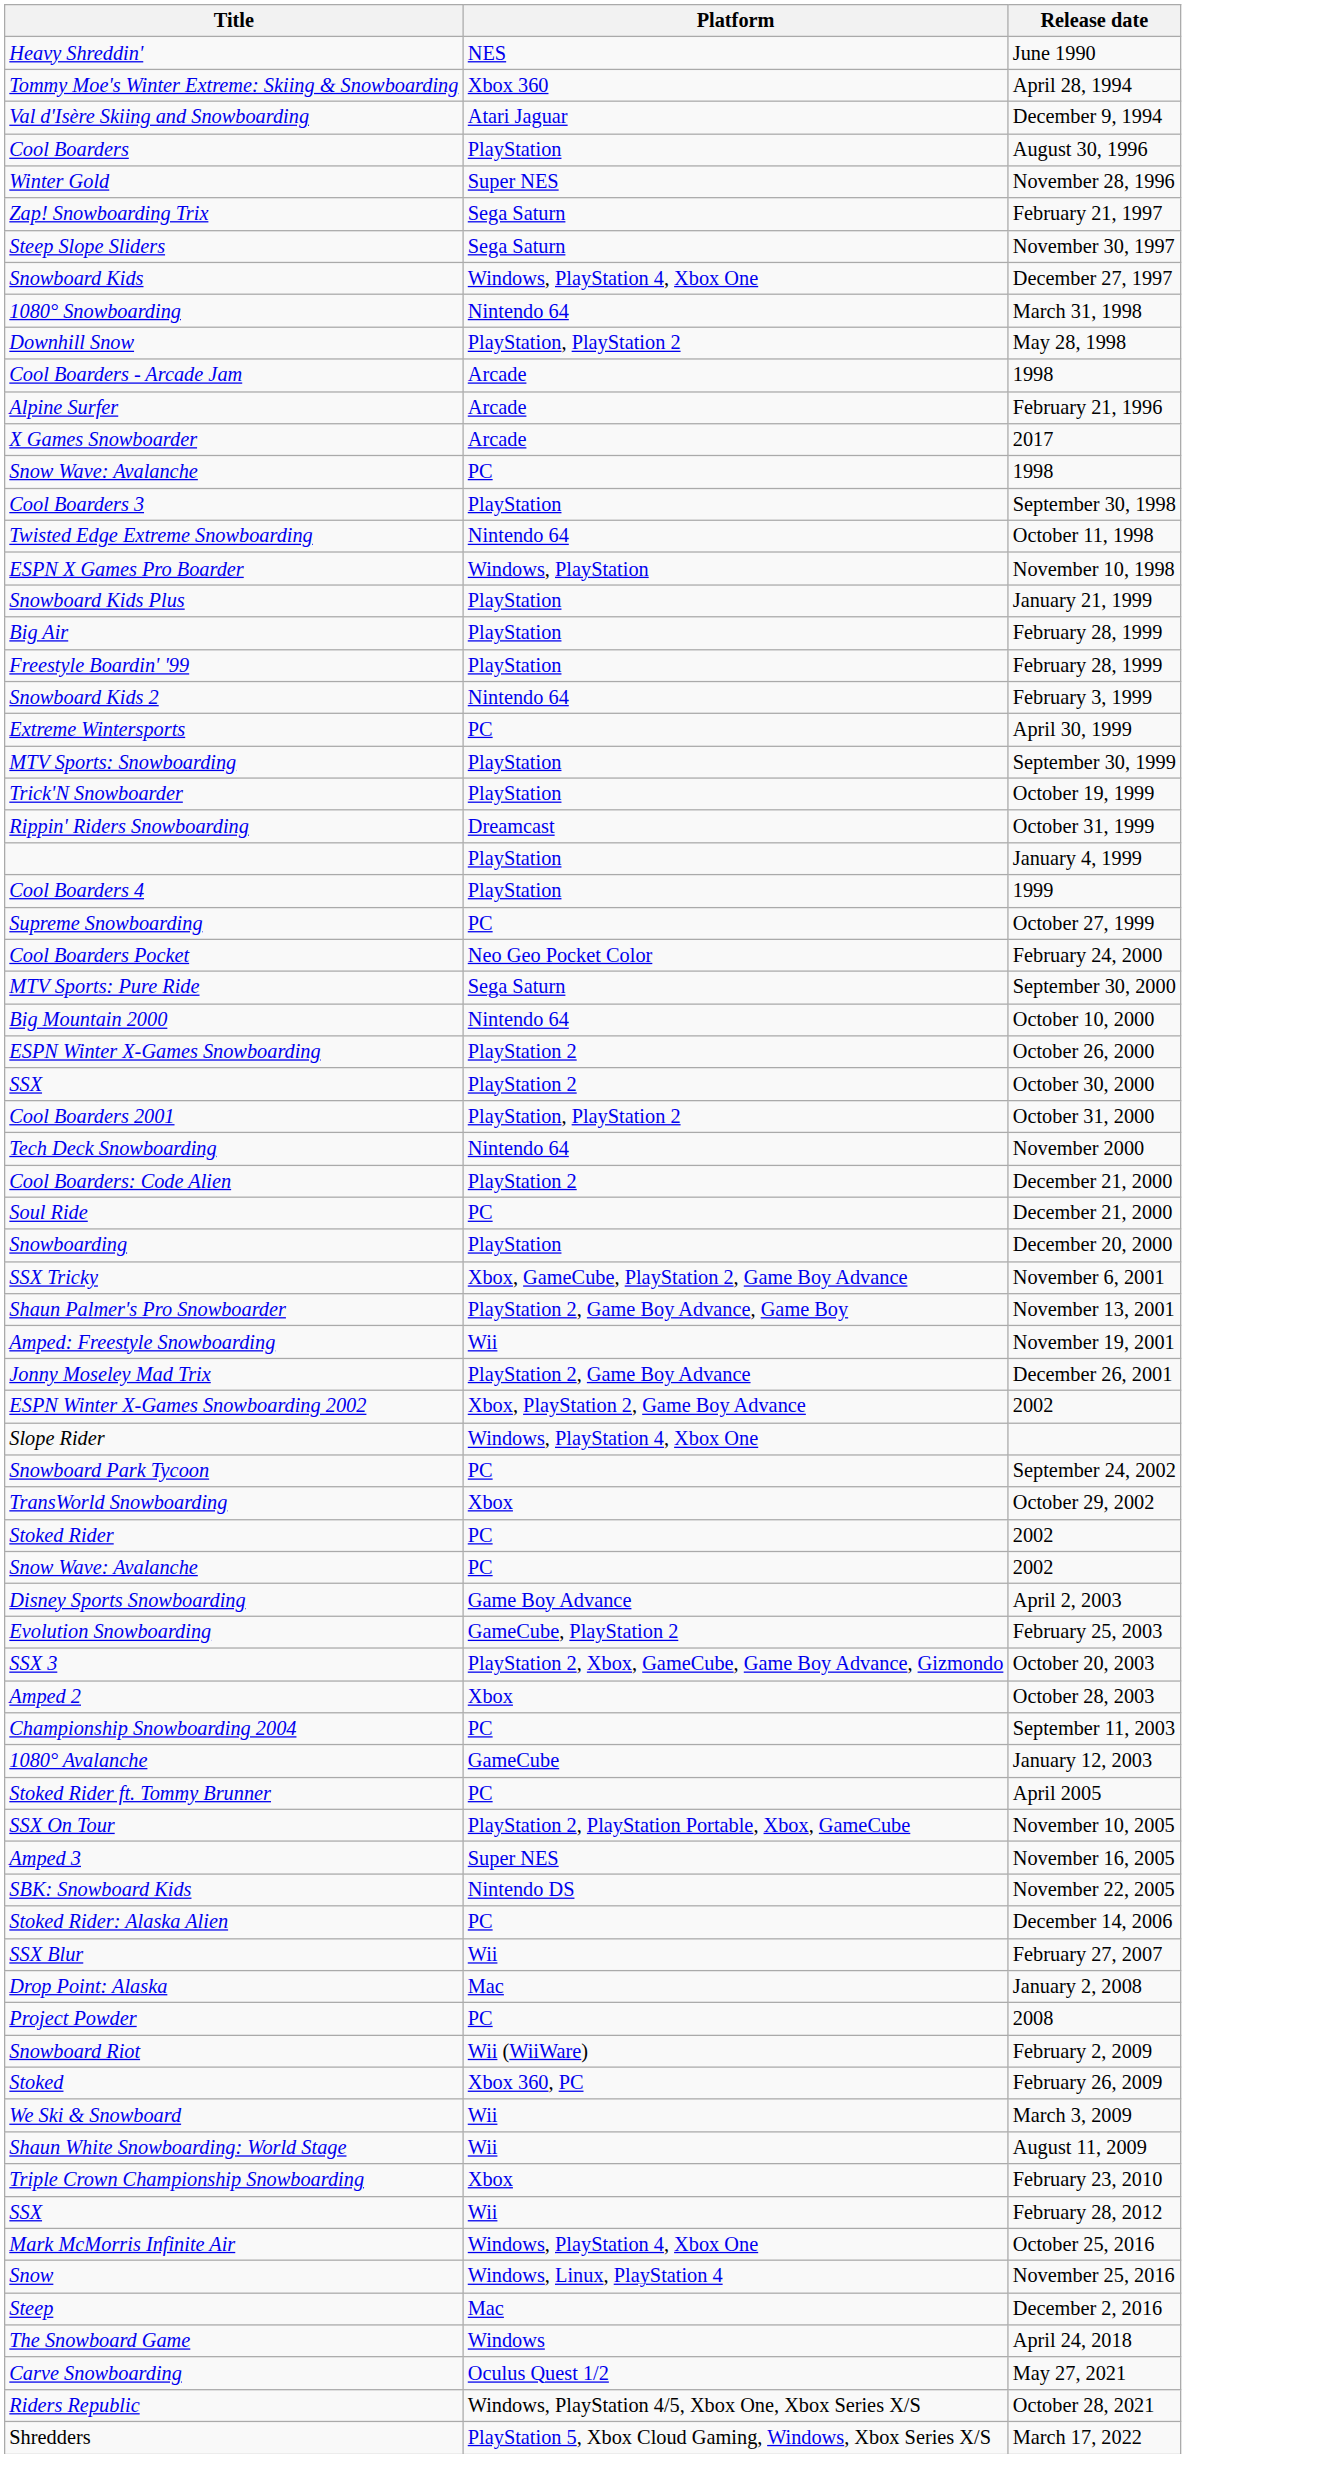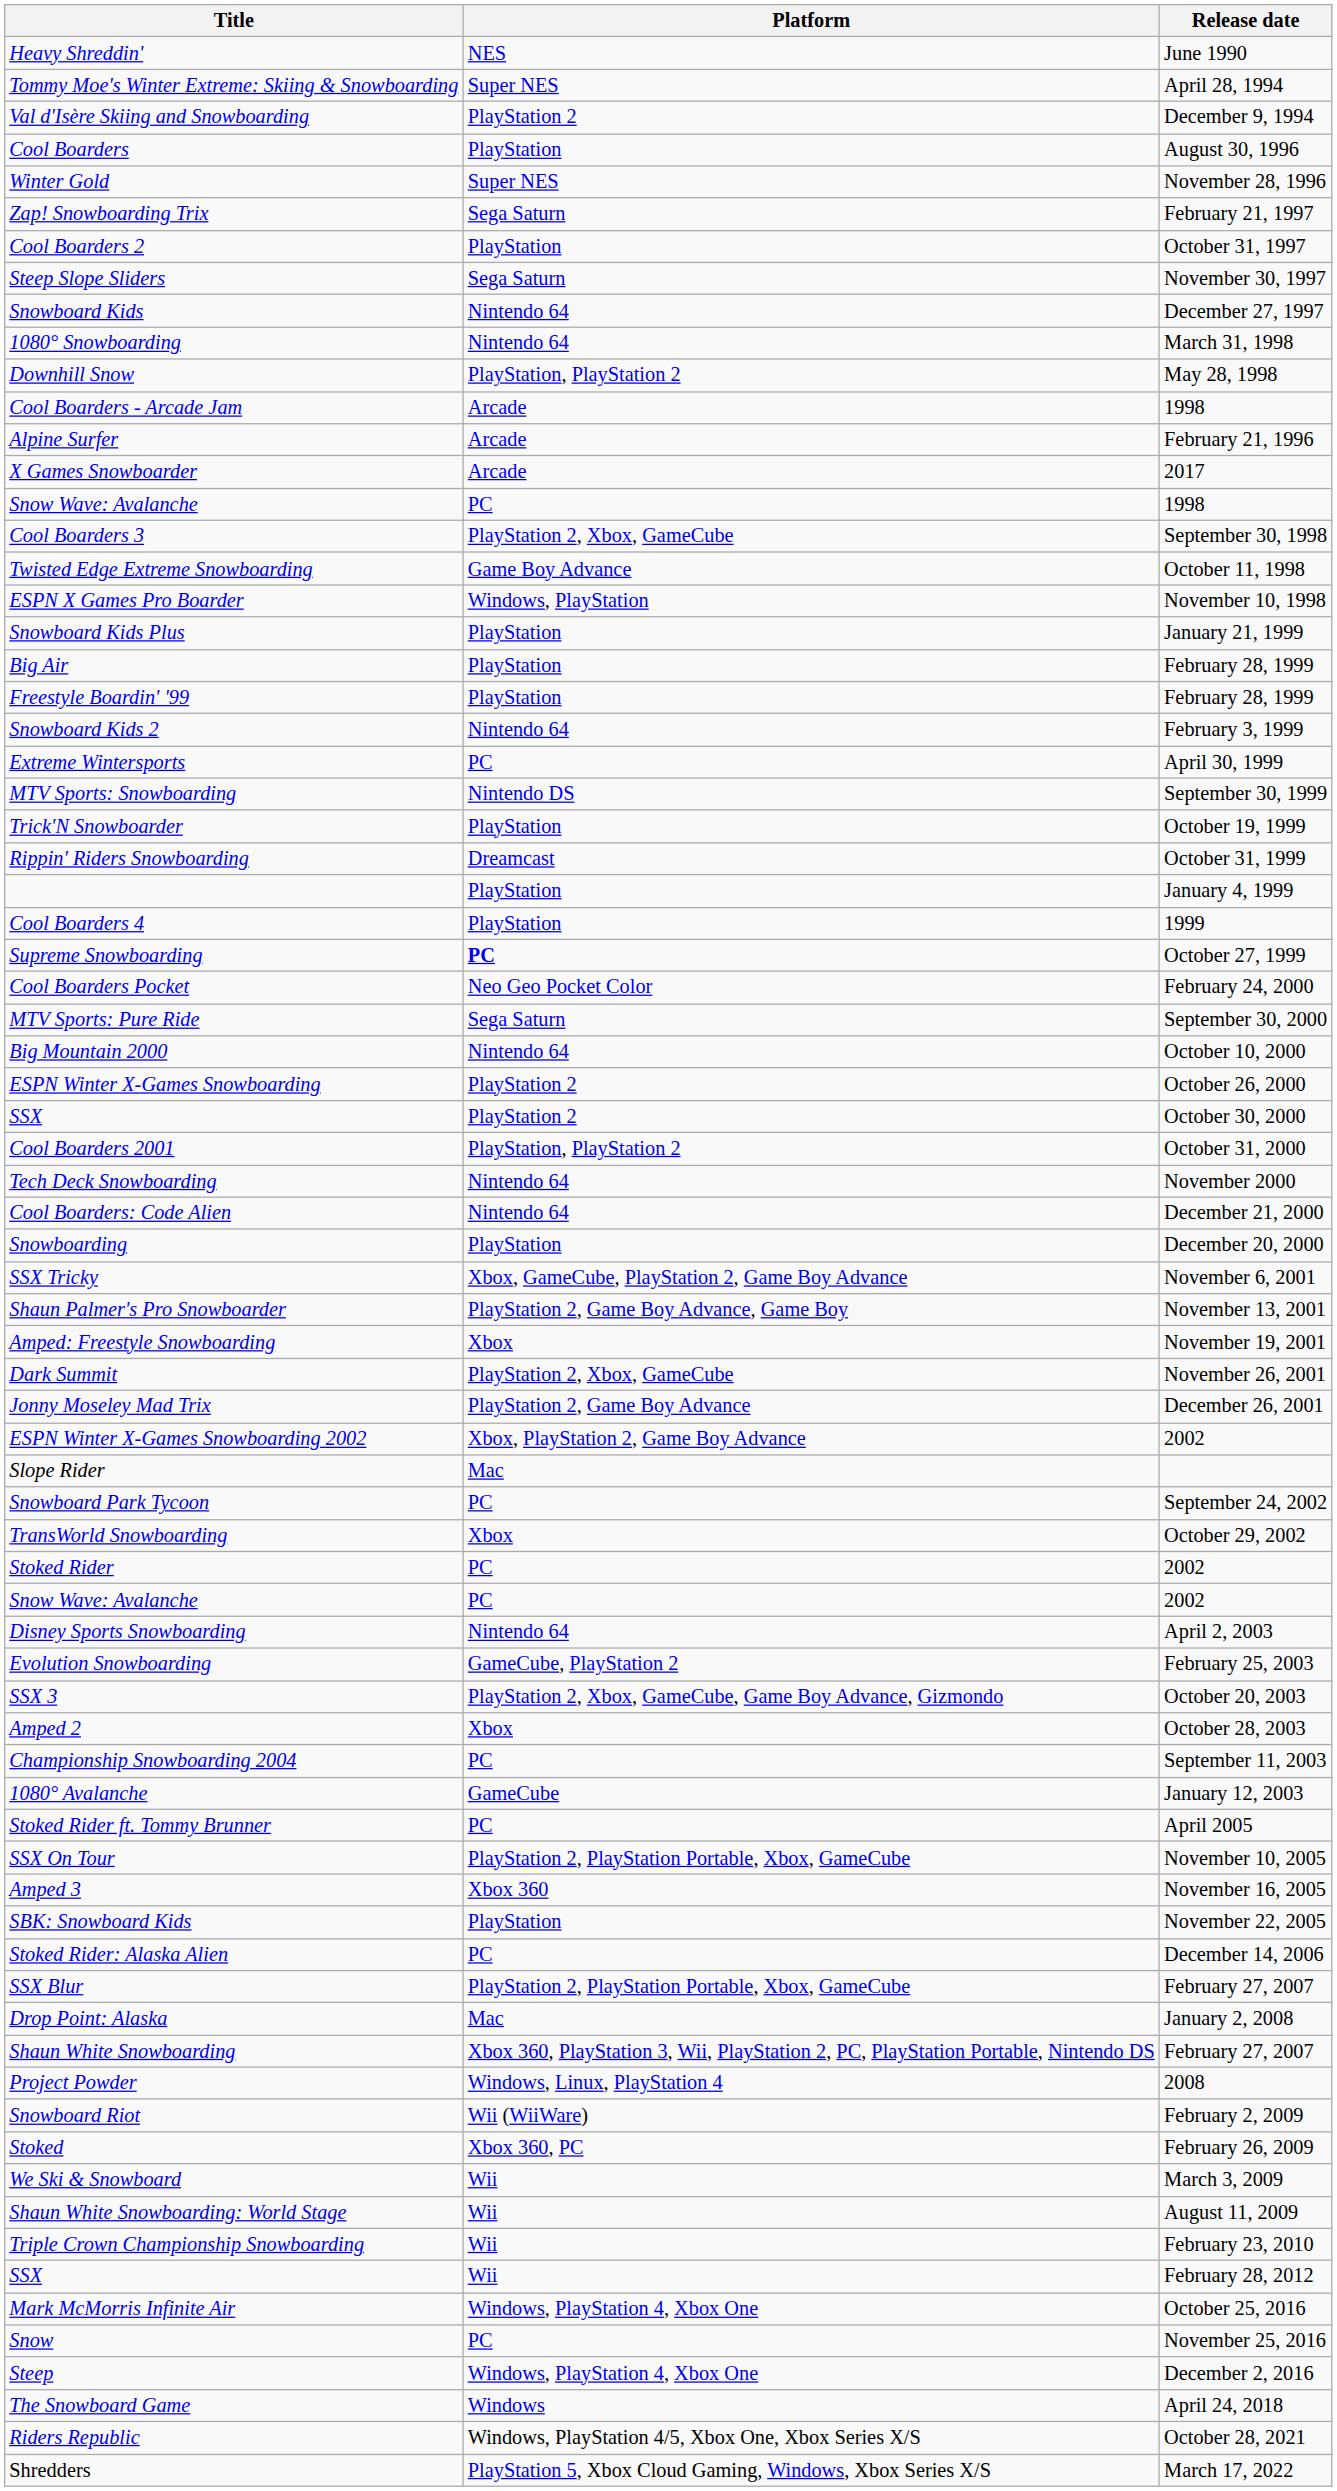(508, 85) Xbox 360 -> (513, 85) Super NES
(518, 117) Atari Jaguar -> (522, 117) PlayStation 2
+ row: (77, 246)
(613, 278) Windows, PlayStation 4, Xbox One -> (518, 310) Nintendo 64
(515, 504) PlayStation -> (601, 536) PlayStation 2, Xbox, GameCube
(518, 536) Nintendo 64 -> (550, 568) Game Boy Advance
(515, 761) PlayStation -> (521, 794) Nintendo DS
(480, 922) normal -> (481, 955) bold
(522, 1180) PlayStation 2 -> (518, 1212) Nintendo 64
- row: (49, 1212)
(483, 1341) Wii -> (490, 1341) Xbox
+ row: (63, 1374)
(613, 1438) Windows, PlayStation 4, Xbox One -> (486, 1470) Mac
(550, 1599) Game Boy Advance -> (518, 1631) Nintendo 64
(513, 1857) Super NES -> (508, 1889) Xbox 360
(521, 1889) Nintendo DS -> (515, 1921) PlayStation
(483, 1954) Wii -> (689, 1986) PlayStation 2, PlayStation Portable, Xbox, GameCube
+ row: (122, 2050)
(480, 2018) PC -> (595, 2083) Windows, Linux, PlayStation 4
(490, 2179) Xbox -> (483, 2244) Wii
(595, 2276) Windows, Linux, PlayStation 4 -> (480, 2340) PC
(486, 2308) Mac -> (613, 2373) Windows, PlayStation 4, Xbox One
- row: (96, 2373)
